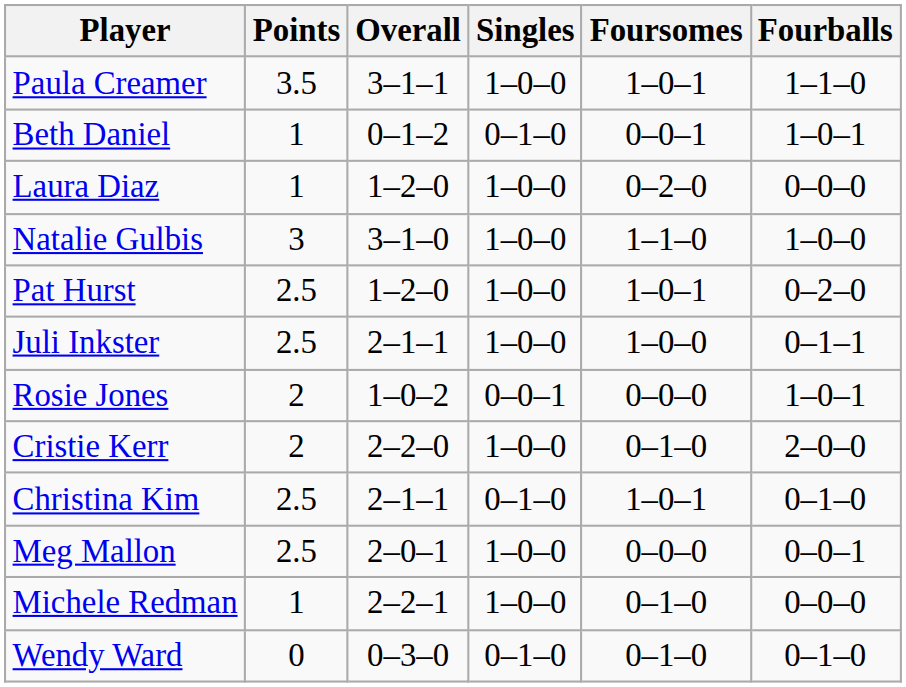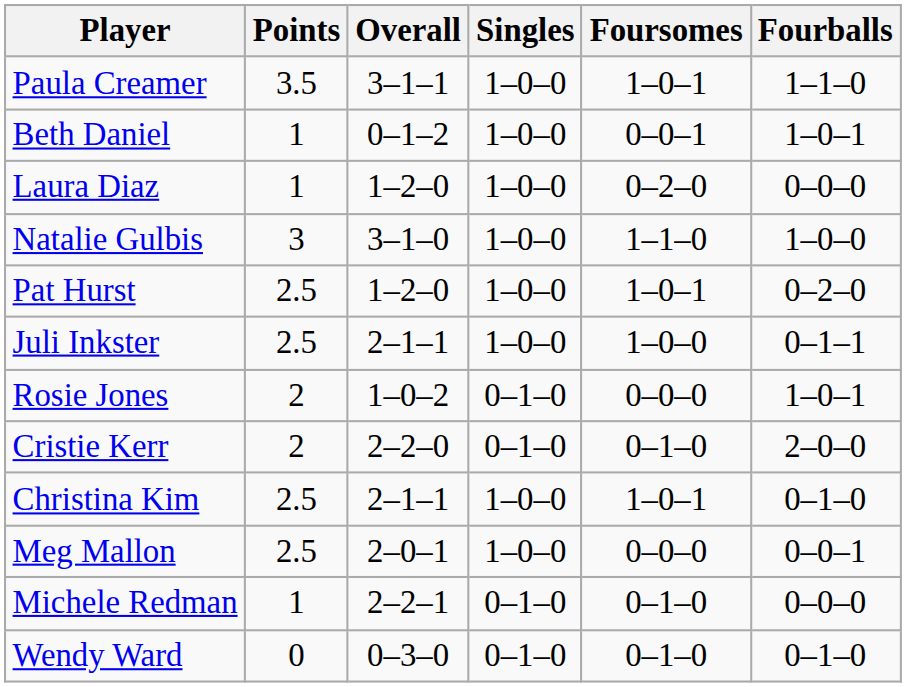(525, 134) 0–1–0 -> (525, 134) 1–0–0
(525, 394) 0–0–1 -> (525, 394) 0–1–0
(525, 446) 1–0–0 -> (525, 446) 0–1–0
(525, 498) 0–1–0 -> (525, 498) 1–0–0
(525, 602) 1–0–0 -> (525, 602) 0–1–0
